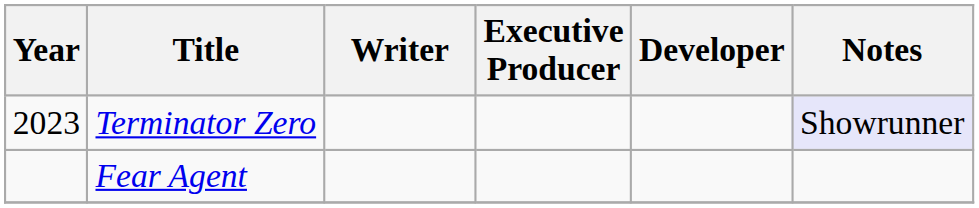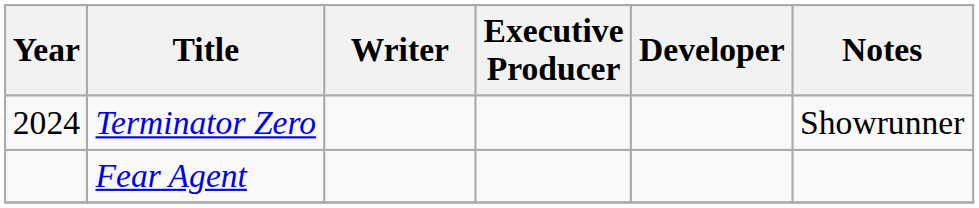(46, 122) 2023 -> (46, 122) 2024
(882, 122) lavender background -> (882, 122) no background
